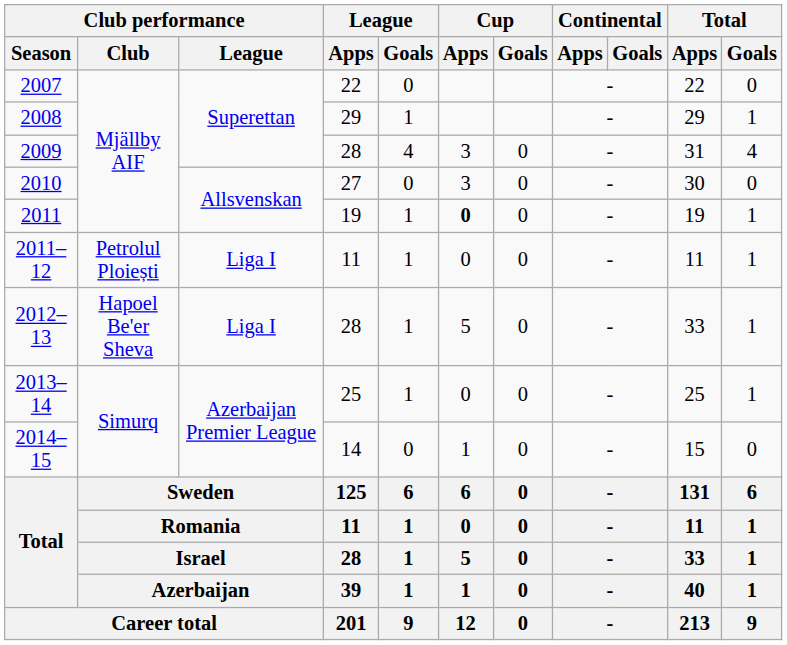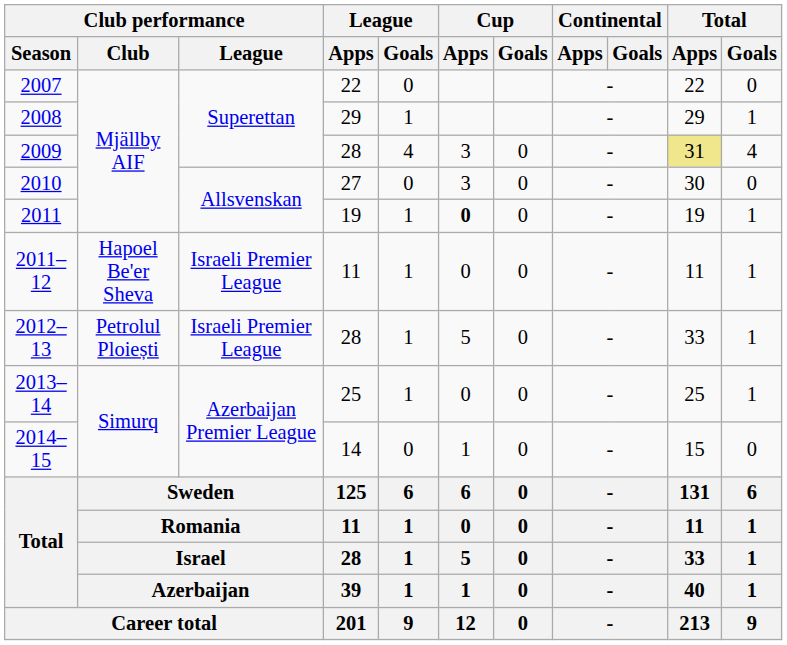(695, 150) no background -> (695, 150) khaki background
(128, 259) Petrolul Ploiești -> (128, 271) Hapoel Be'er Sheva
(251, 259) Liga I -> (251, 271) Israeli Premier League
(128, 326) Hapoel Be'er Sheva -> (128, 338) Petrolul Ploiești
(251, 326) Liga I -> (251, 338) Israeli Premier League
